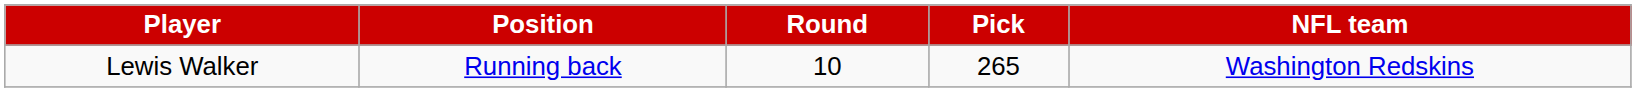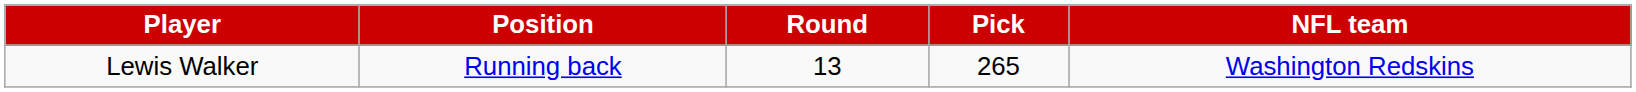(827, 65) 10 -> (827, 65) 13
